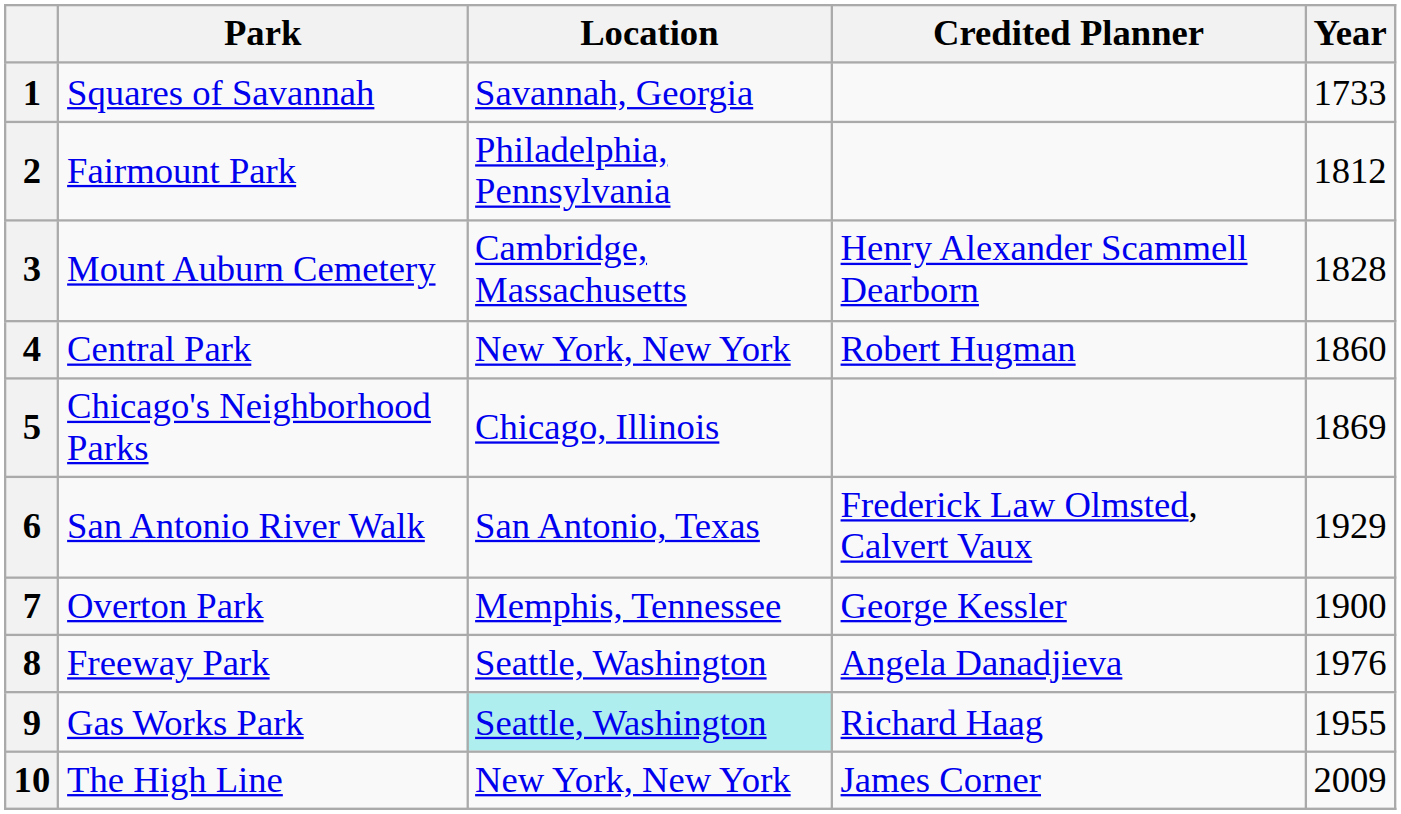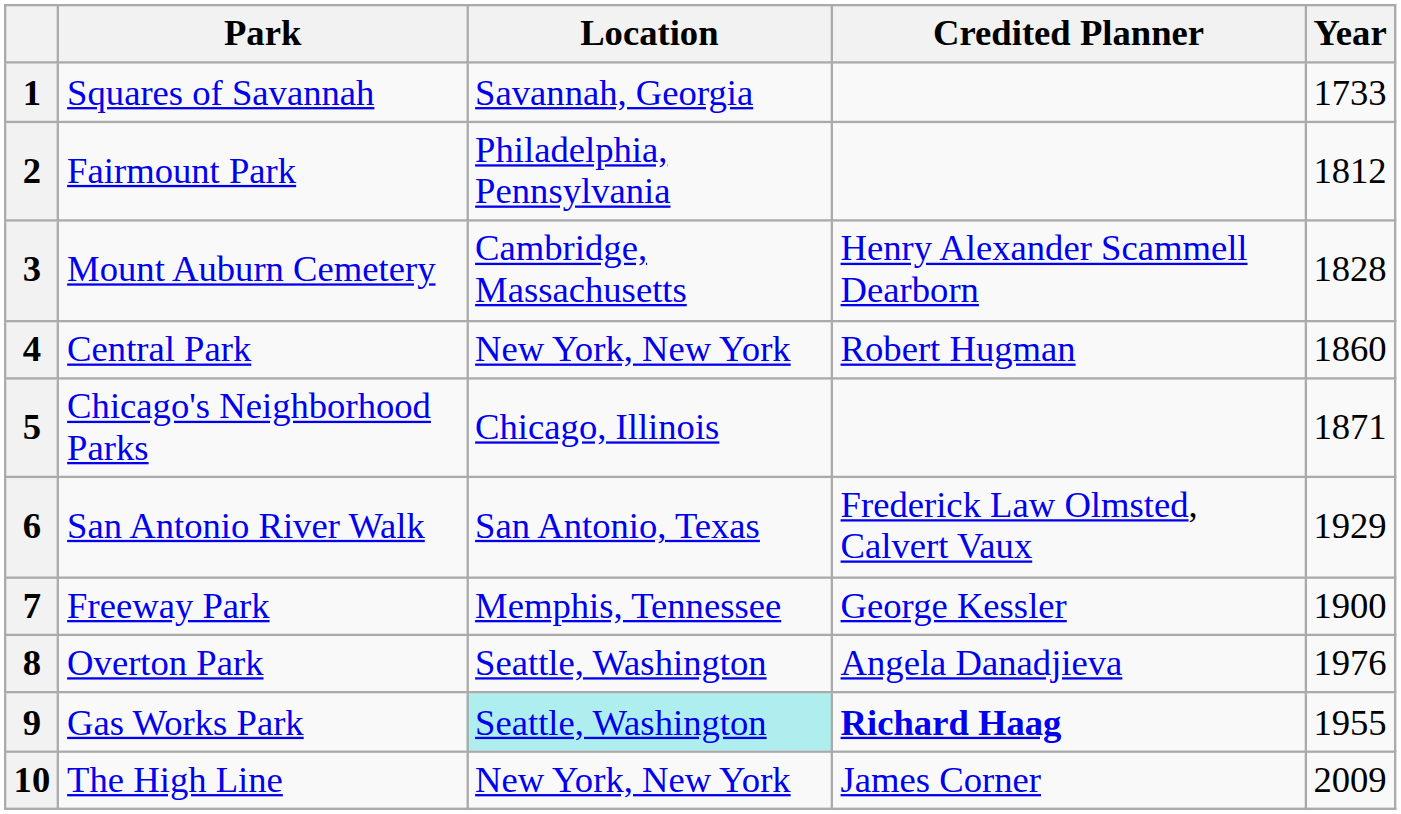(1350, 427) 1869 -> (1350, 427) 1871
(165, 605) Overton Park -> (168, 605) Freeway Park
(168, 663) Freeway Park -> (165, 663) Overton Park
(942, 721) normal -> (951, 721) bold
